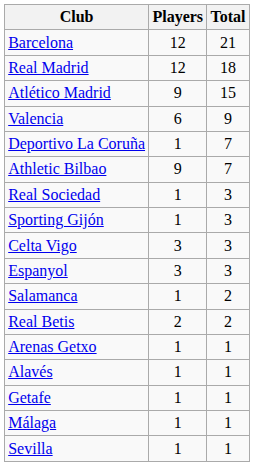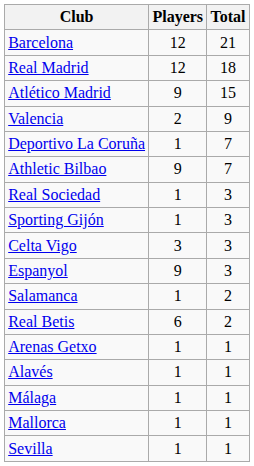(178, 118) 6 -> (178, 118) 2
(178, 270) 3 -> (178, 270) 9
(178, 321) 2 -> (178, 321) 6
- row: (30, 397)
+ row: (37, 423)
